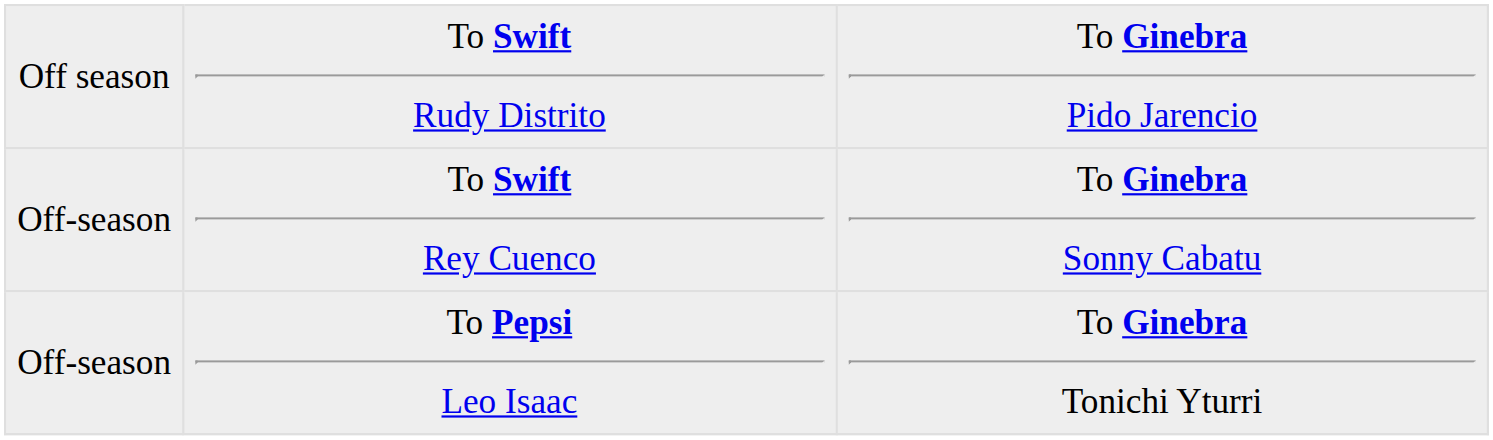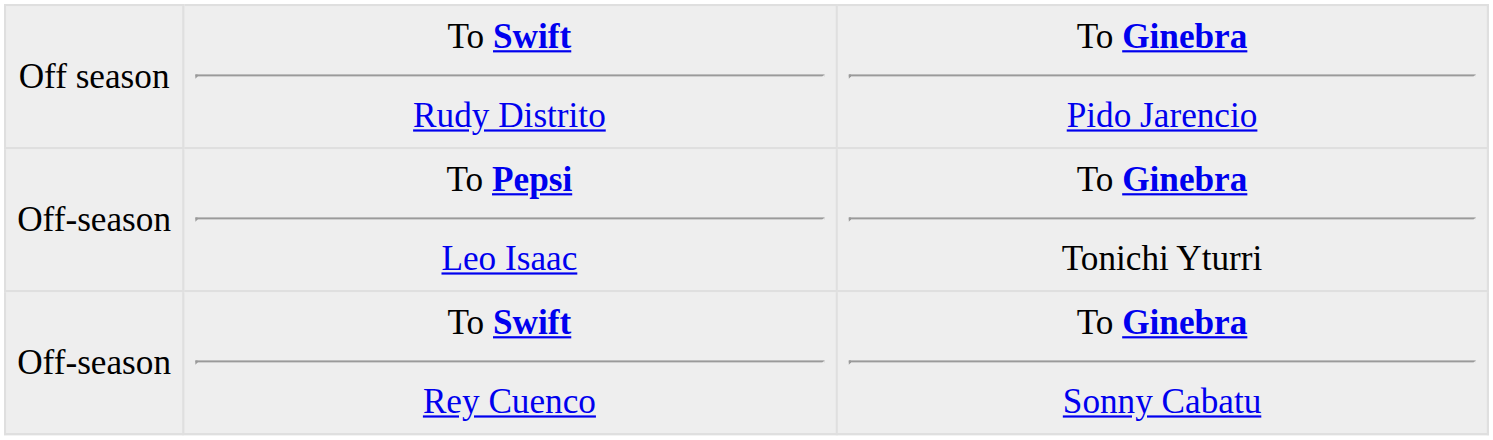rows swapped: (509, 219) <-> (509, 362)
